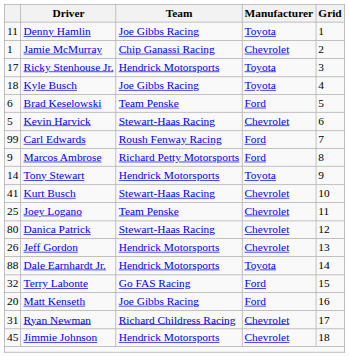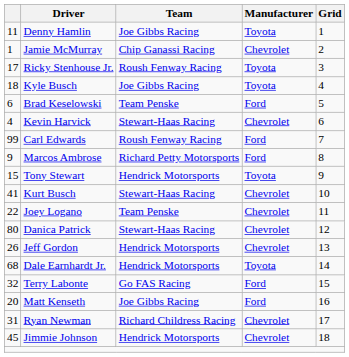(169, 67) Hendrick Motorsports -> (170, 67) Roush Fenway Racing
(10, 121) 5 -> (10, 121) 4
(13, 175) 14 -> (13, 175) 15
(13, 211) 25 -> (13, 211) 22
(13, 265) 88 -> (13, 265) 68
